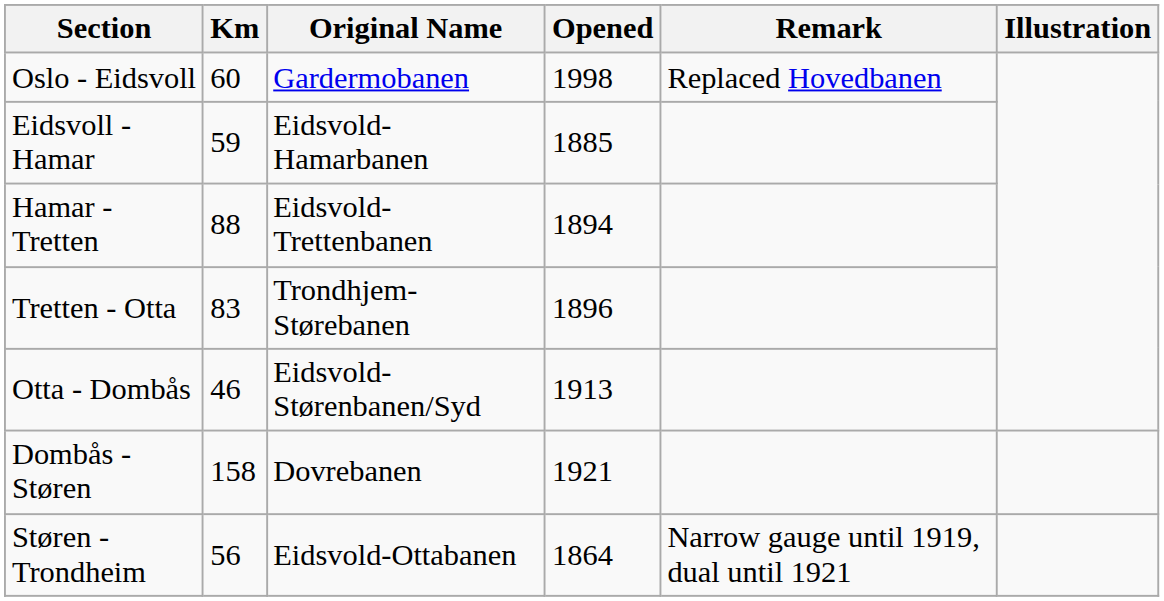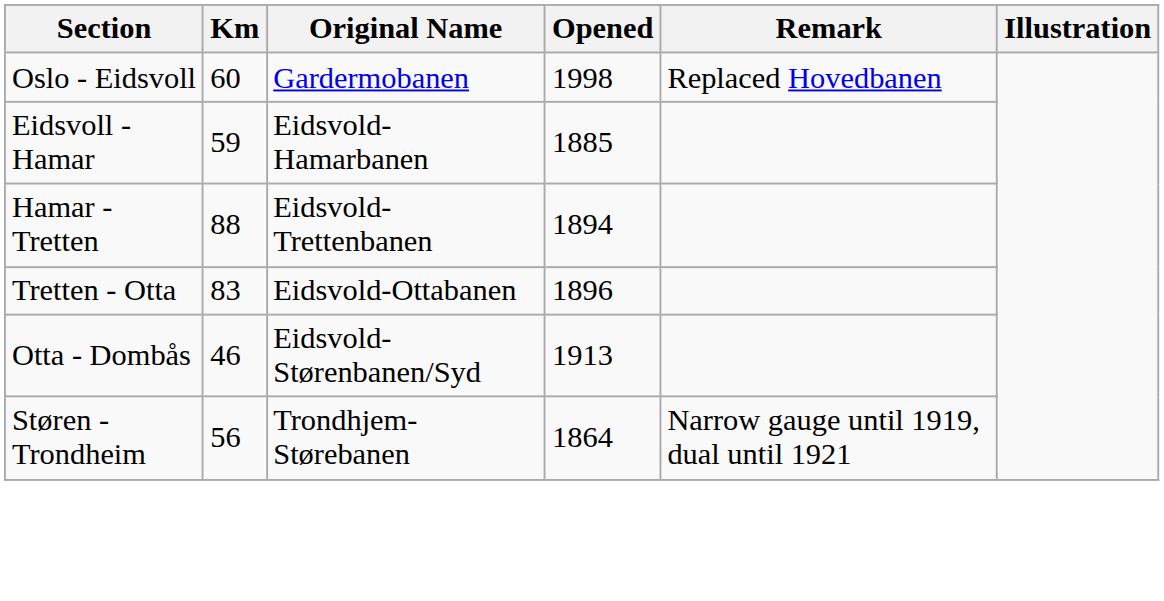(345, 306) Trondhjem-Størebanen -> (395, 289) Eidsvold-Ottabanen
- row: (71, 471)
(395, 554) Eidsvold-Ottabanen -> (345, 437) Trondhjem-Størebanen
